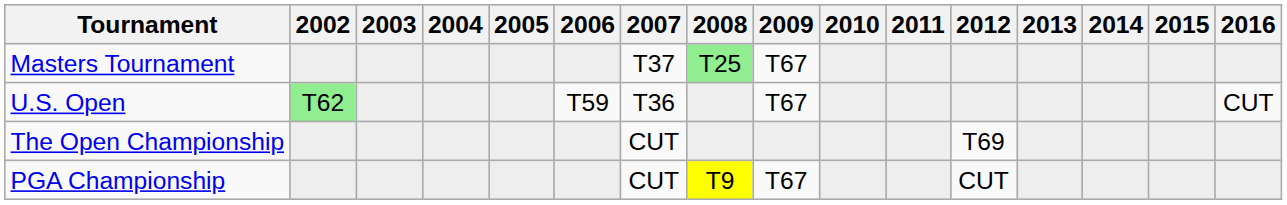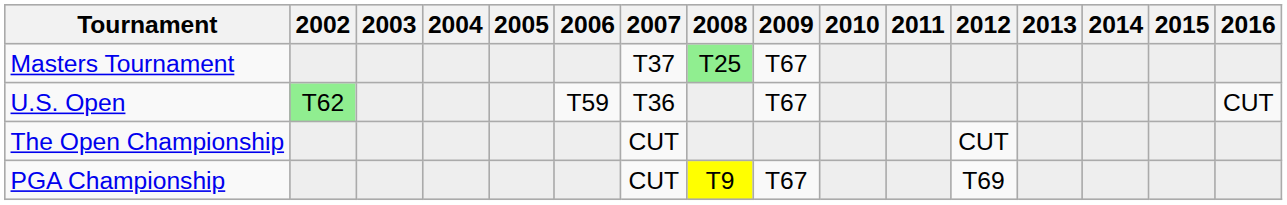(983, 141) T69 -> (983, 141) CUT
(983, 180) CUT -> (983, 180) T69
